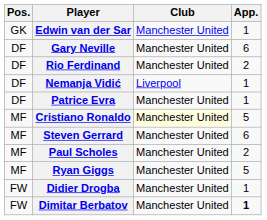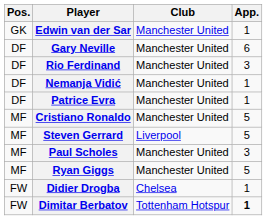(246, 65) 2 -> (247, 65) 3
(159, 83) Liverpool -> (182, 83) Manchester United
(182, 118) lightyellow background -> (182, 118) no background
(182, 135) Manchester United -> (159, 135) Liverpool
(246, 135) 6 -> (247, 135) 5
(246, 153) 2 -> (247, 153) 3
(182, 188) Manchester United -> (156, 188) Chelsea
(182, 205) Manchester United -> (183, 205) Tottenham Hotspur
